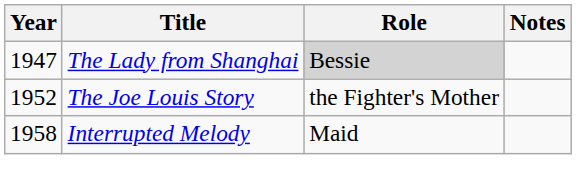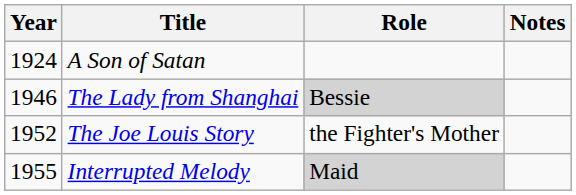+ row: (136, 60)
(33, 60) 1947 -> (33, 97) 1946
(33, 134) 1958 -> (33, 171) 1955
(334, 134) no background -> (334, 171) lightgrey background
